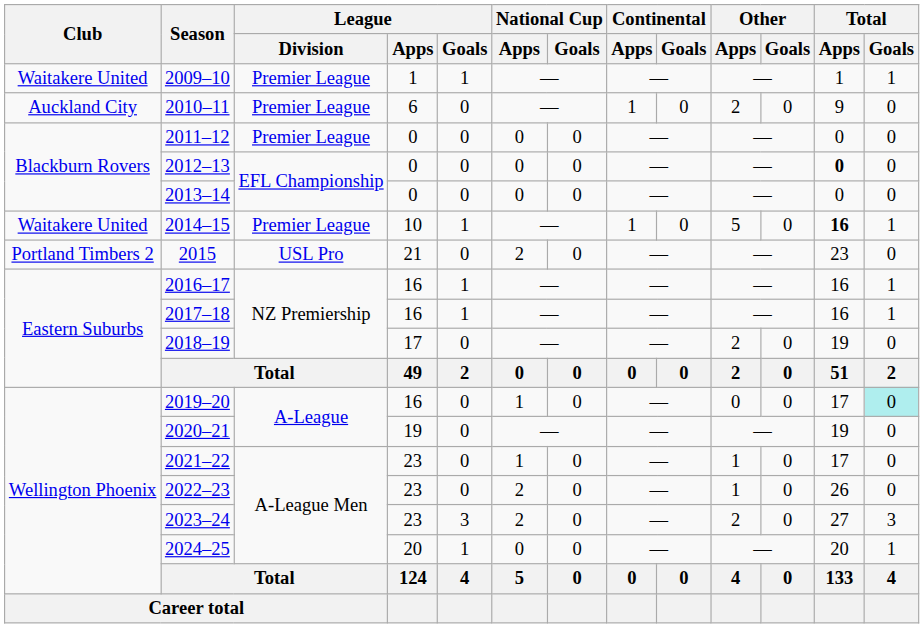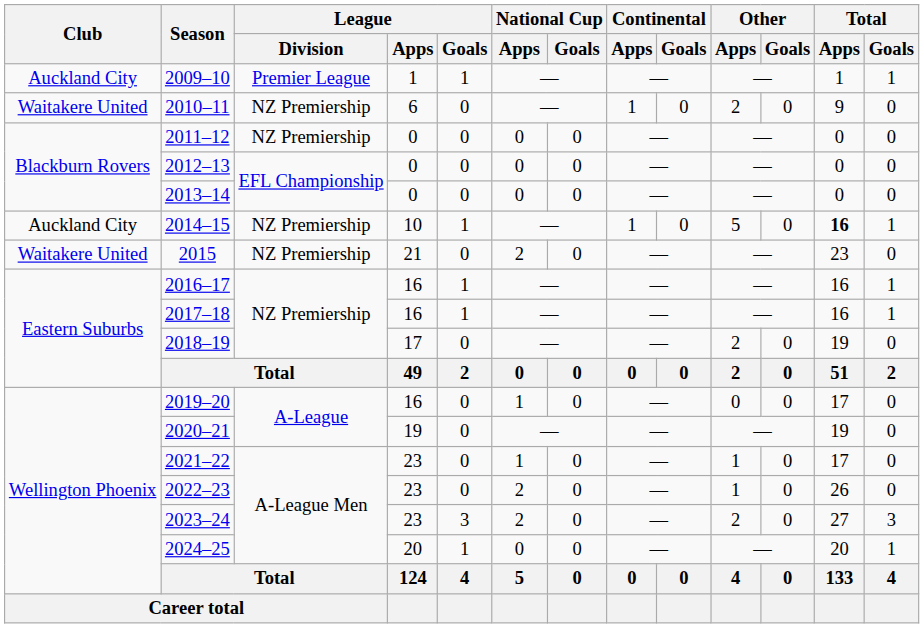(83, 78) Waitakere United -> (83, 78) Auckland City
(83, 107) Auckland City -> (83, 107) Waitakere United
(311, 107) Premier League -> (311, 107) NZ Premiership
(311, 136) Premier League -> (311, 136) NZ Premiership
(839, 166) bold -> (839, 166) normal
(83, 225) Waitakere United -> (83, 225) Auckland City
(311, 225) Premier League -> (311, 225) NZ Premiership
(83, 254) Portland Timbers 2 -> (83, 254) Waitakere United
(311, 254) USL Pro -> (311, 254) NZ Premiership
(891, 401) paleturquoise background -> (891, 401) no background
